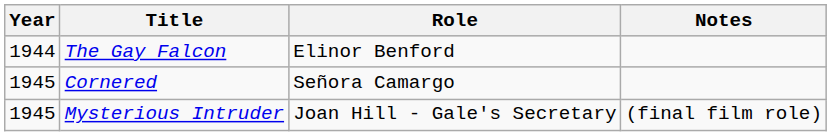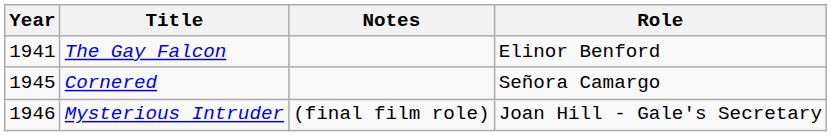columns swapped: (455, 20) <-> (724, 20)
(32, 52) 1944 -> (32, 52) 1941
(32, 114) 1945 -> (32, 114) 1946
